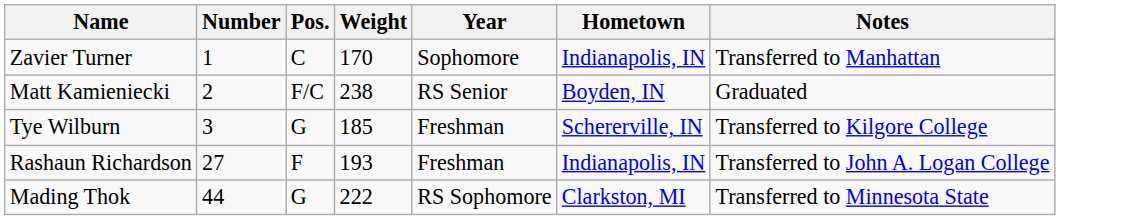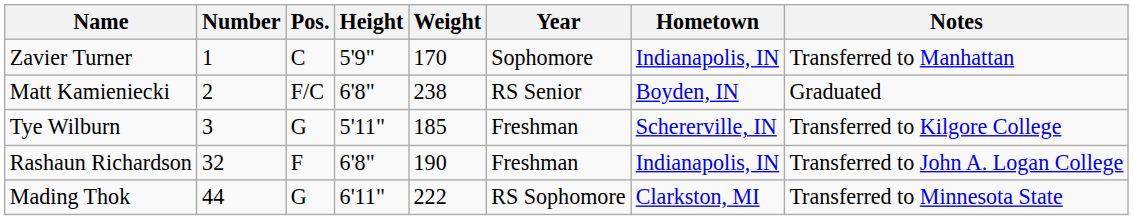+ column: (371, 22)
(213, 162) 27 -> (213, 162) 32
(356, 162) 193 -> (430, 162) 190
